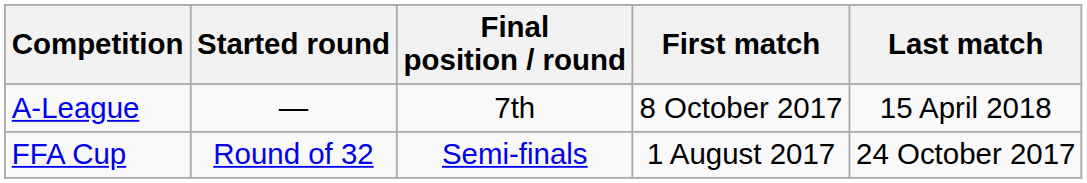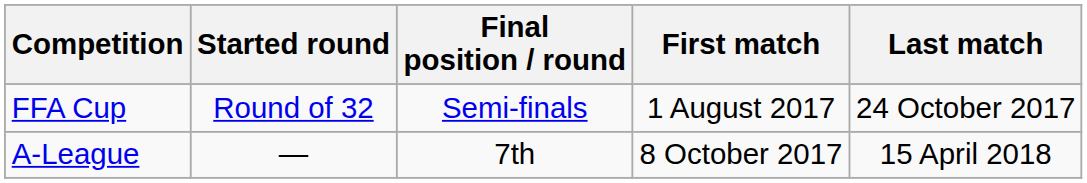rows swapped: (76, 107) <-> (69, 154)
